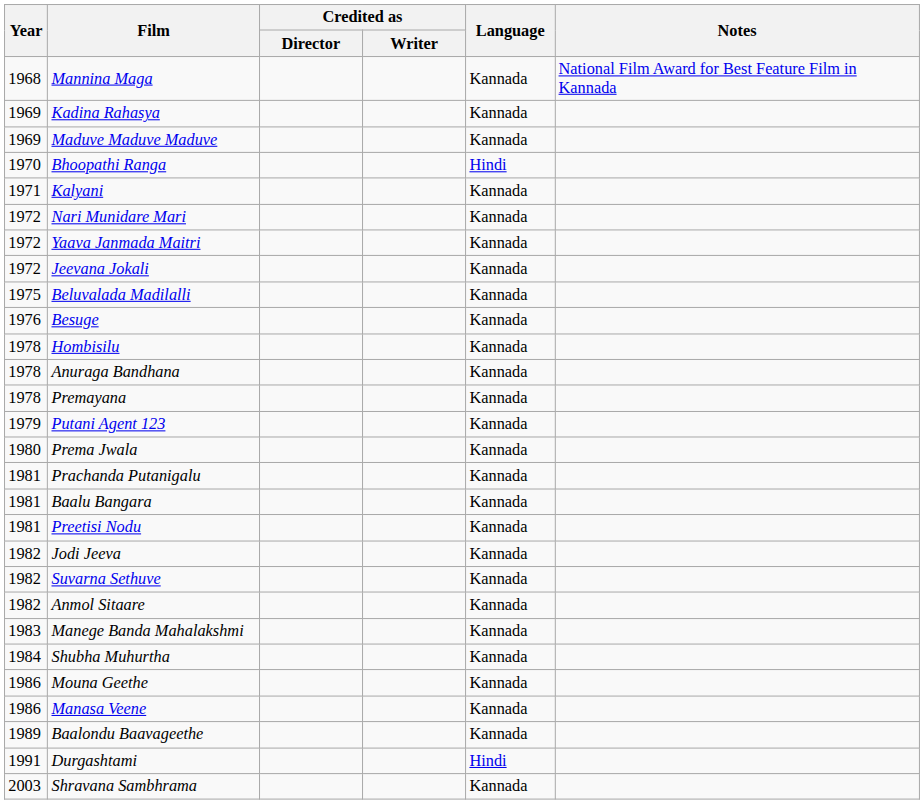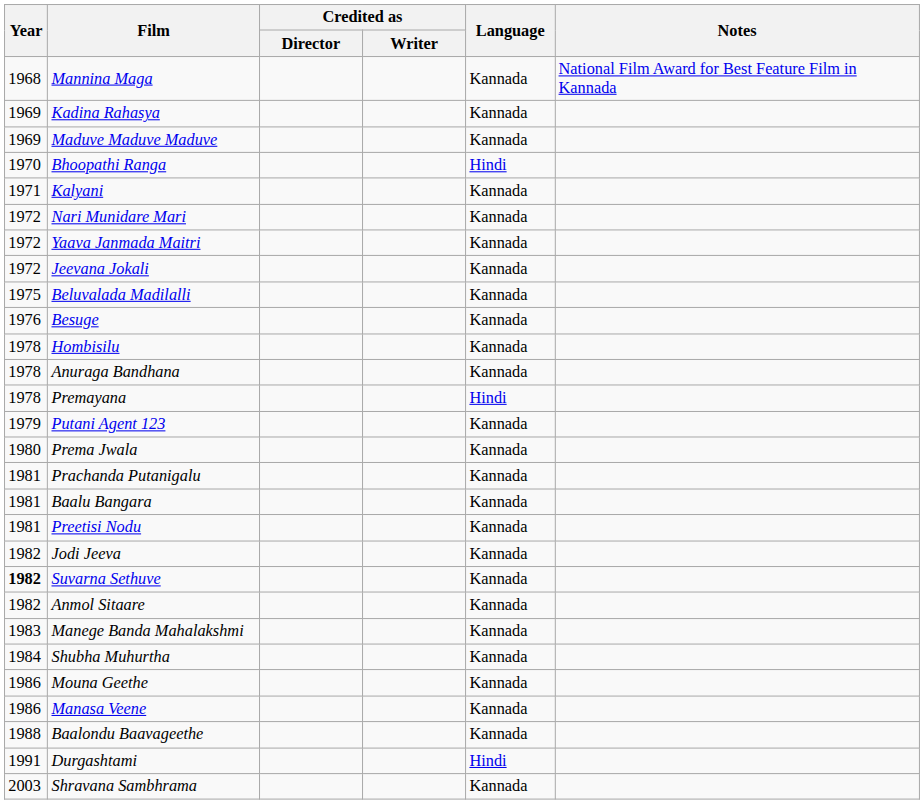(498, 398) Kannada -> (488, 398) Hindi
(25, 579) normal -> (25, 579) bold
(25, 734) 1989 -> (25, 734) 1988
